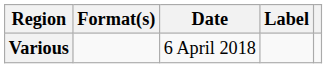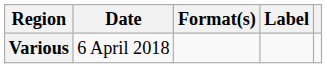columns swapped: (210, 18) <-> (116, 18)
